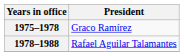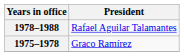rows swapped: (37, 28) <-> (37, 43)
